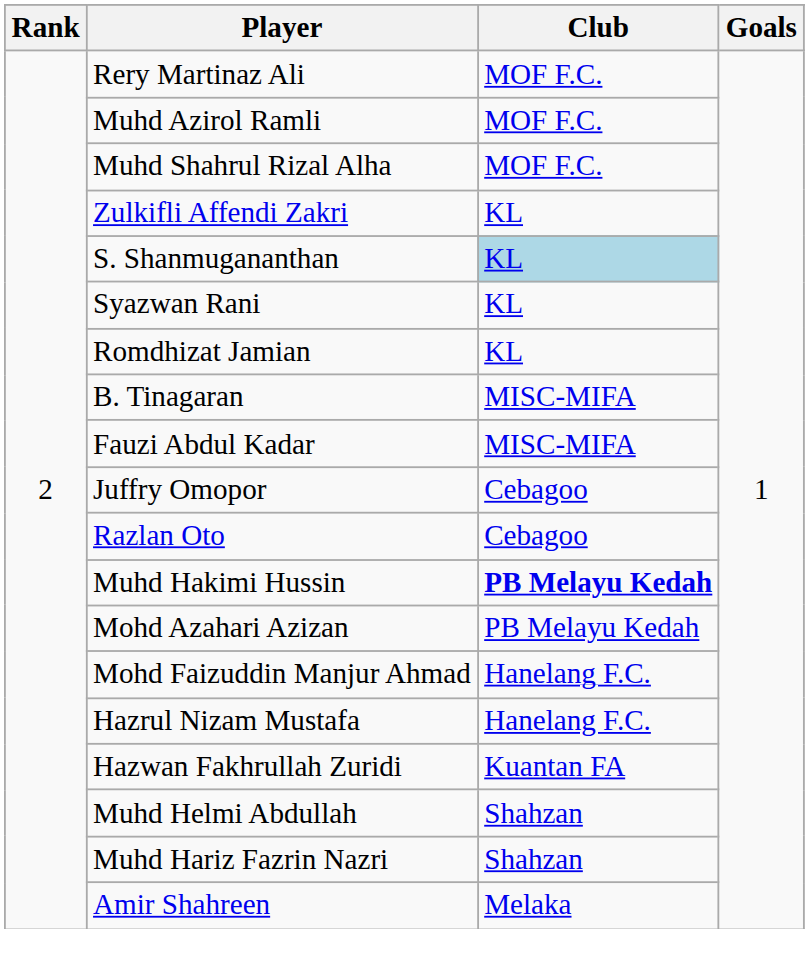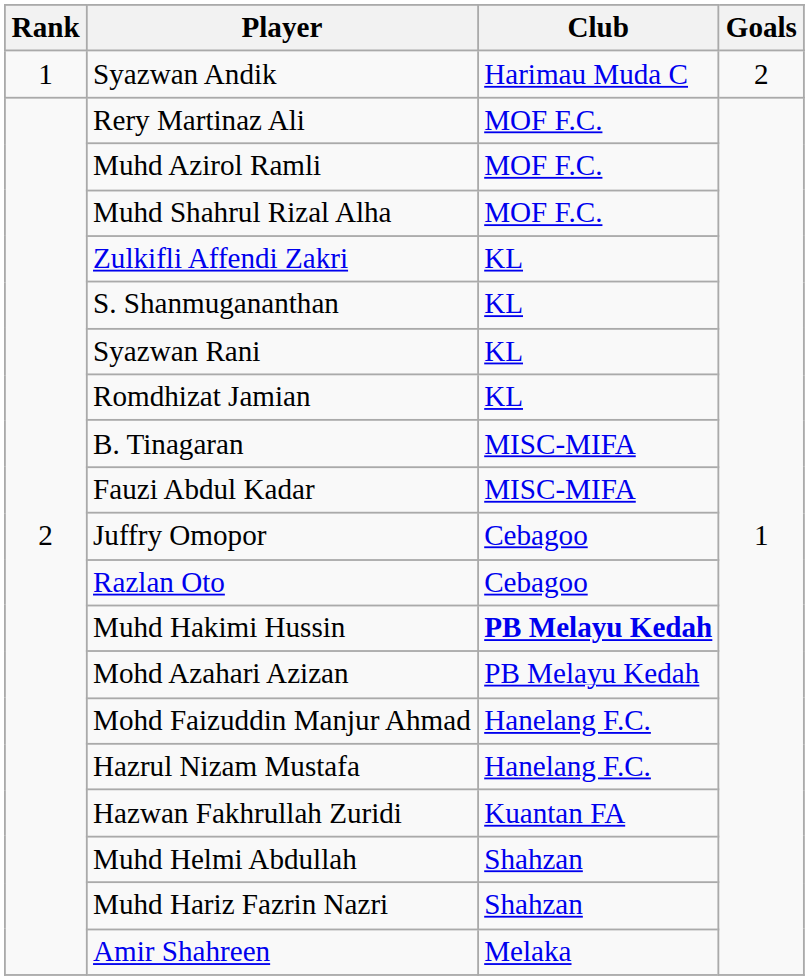+ row: (185, 73)
(504, 258) lightblue background -> (504, 304) no background
